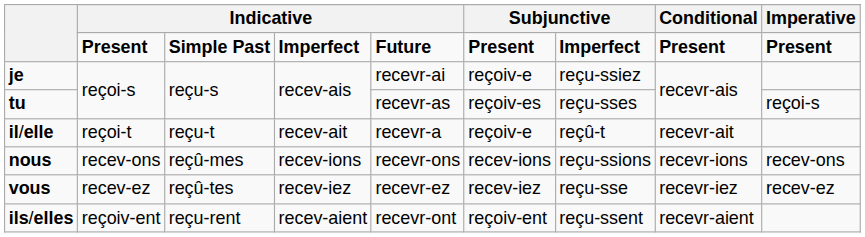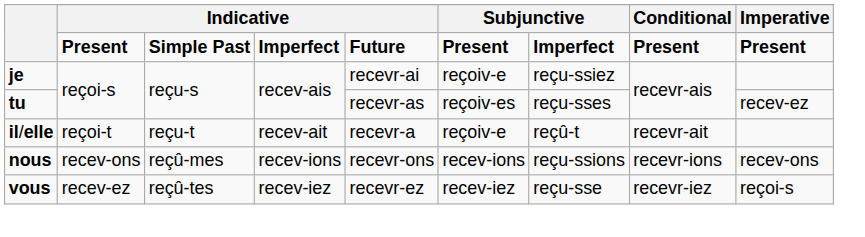(793, 103) reçoi-s -> (774, 103) recev-ez
(800, 189) recev-ez -> (767, 189) reçoi-s
- row: (41, 217)
